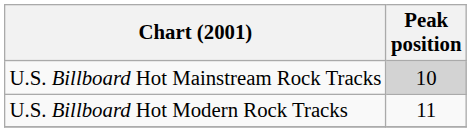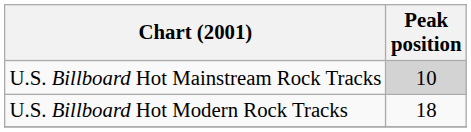(426, 110) 11 -> (426, 110) 18
